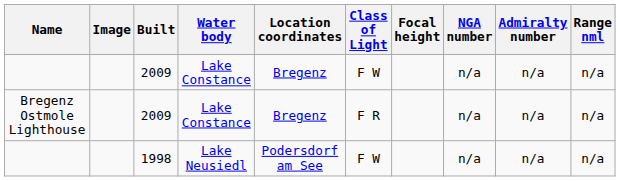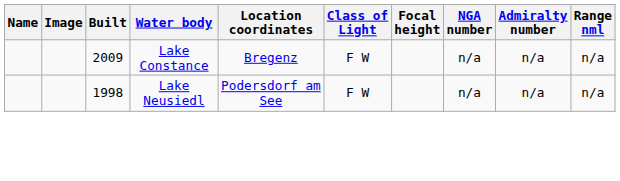- row: (47, 115)
